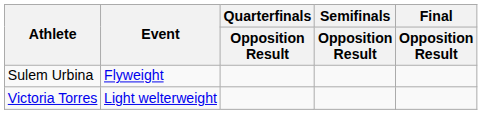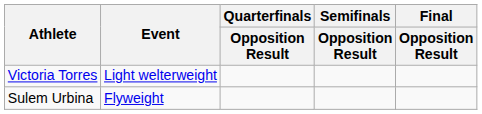rows swapped: (51, 76) <-> (53, 99)
